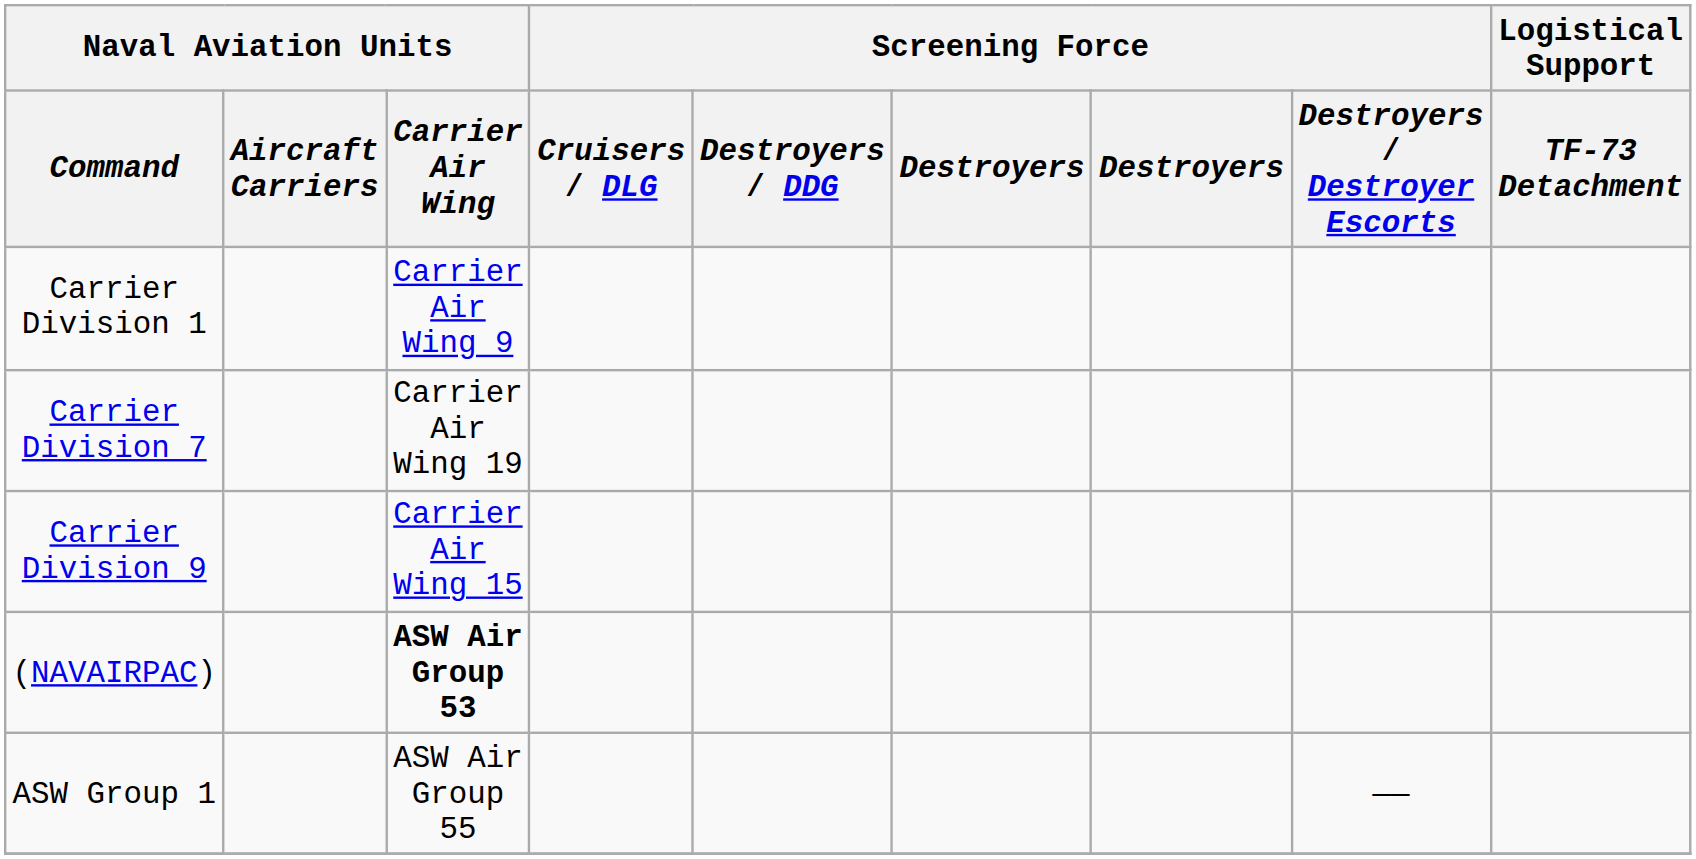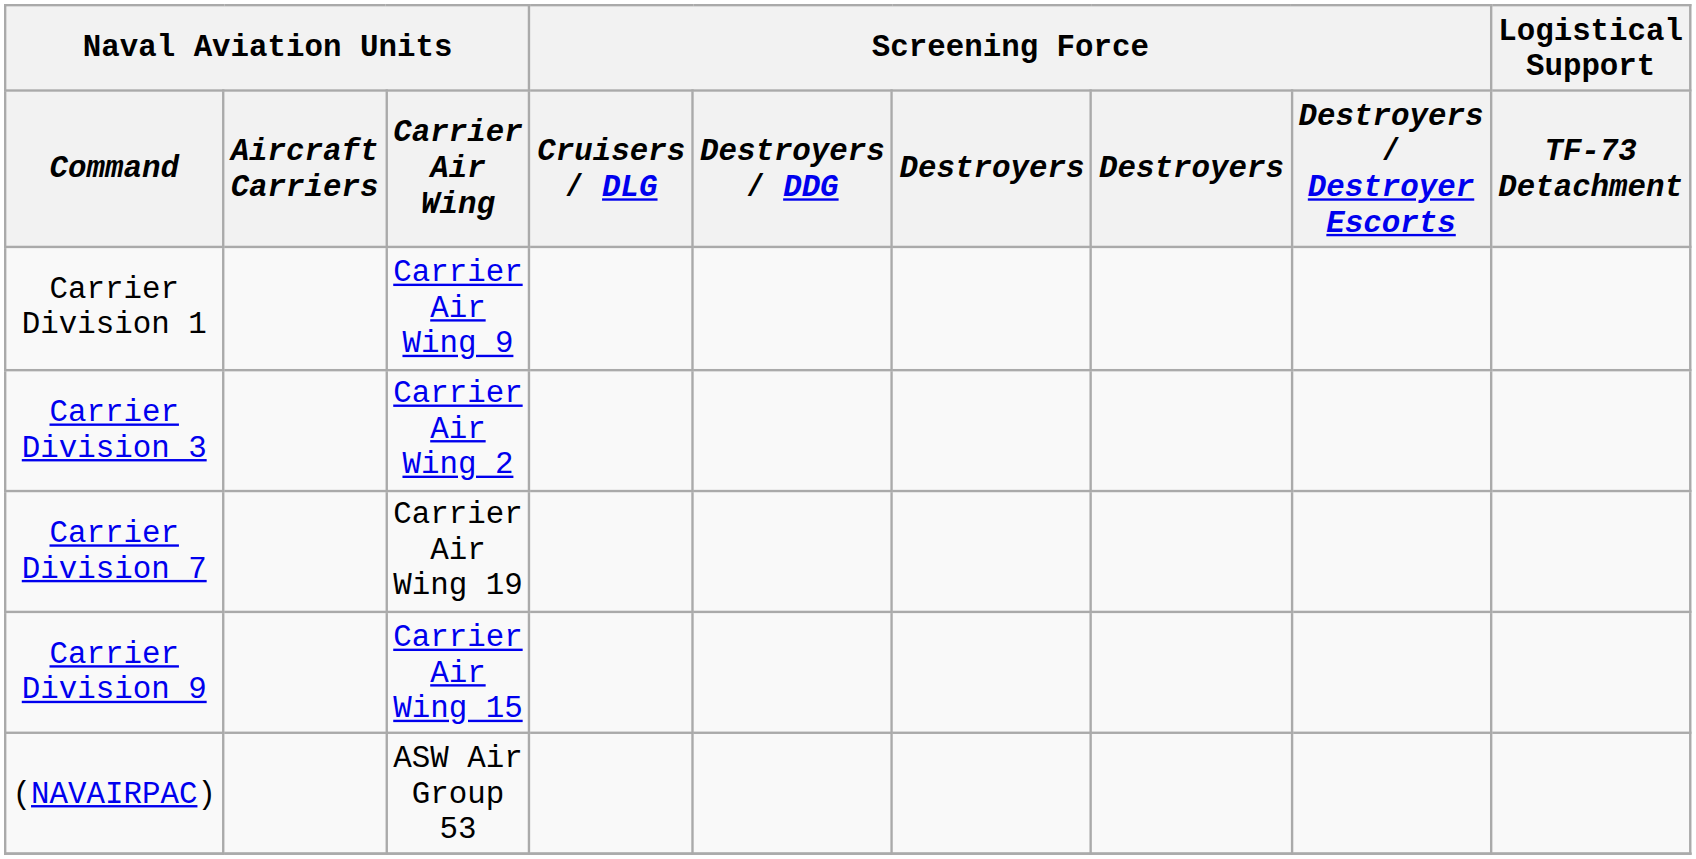+ row: (114, 430)
(458, 672) bold -> (458, 794) normal
- row: (114, 794)
